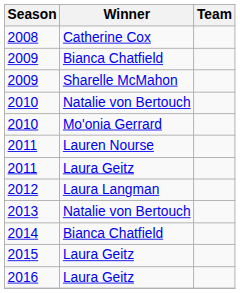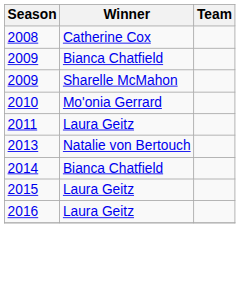- row: (23, 102)
- row: (22, 146)
- row: (23, 189)
